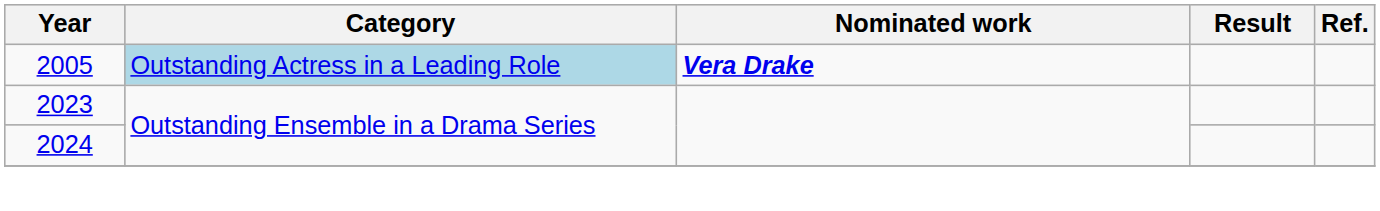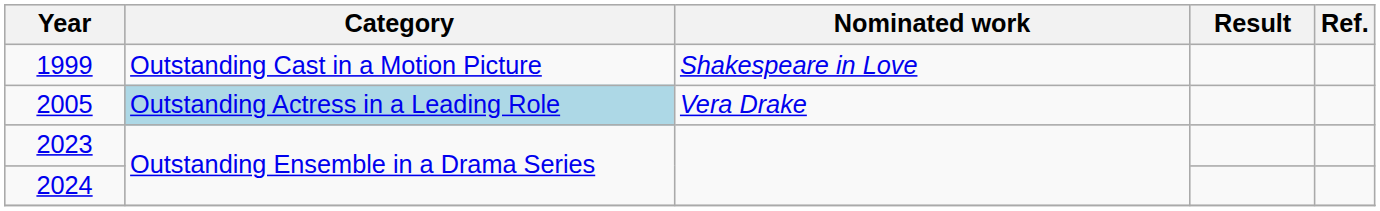+ row: (65, 64)
(748, 64) bold -> (743, 104) normal
